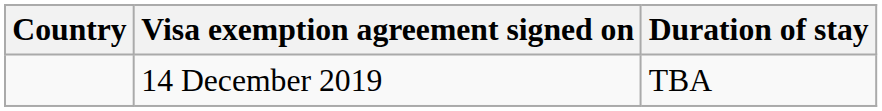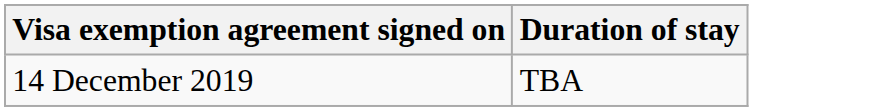- column: (69, 29)
